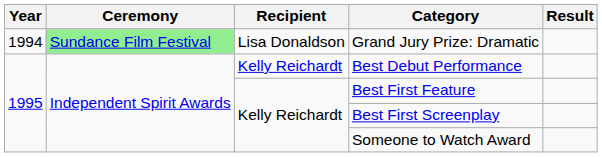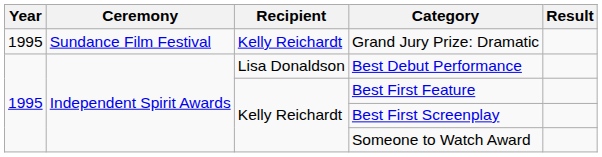(25, 41) 1994 -> (25, 41) 1995
(130, 41) lightgreen background -> (130, 41) no background
(291, 41) Lisa Donaldson -> (290, 41) Kelly Reichardt
(290, 66) Kelly Reichardt -> (291, 66) Lisa Donaldson
